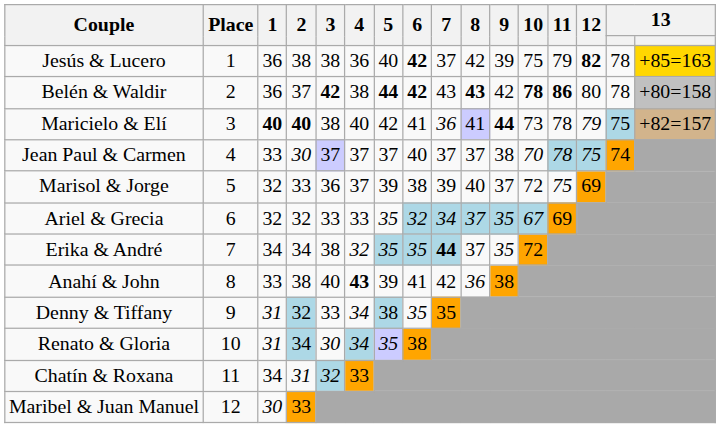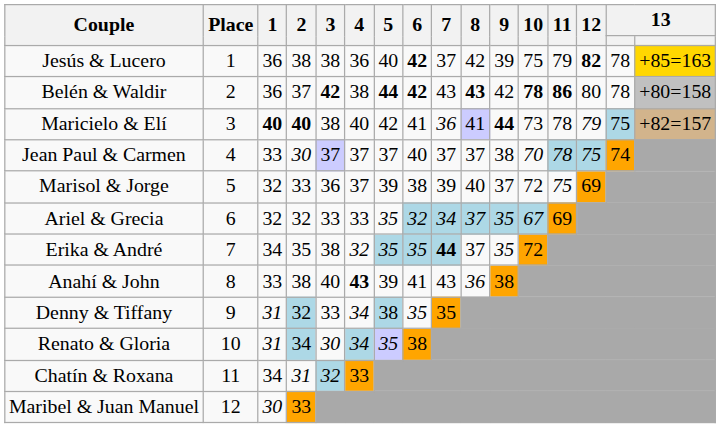(301, 249) 34 -> (301, 249) 35
(446, 281) 42 -> (446, 281) 43
